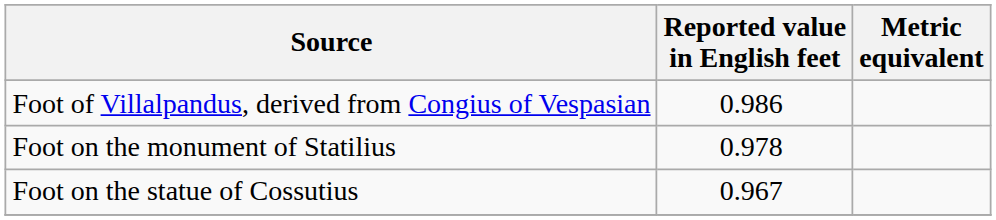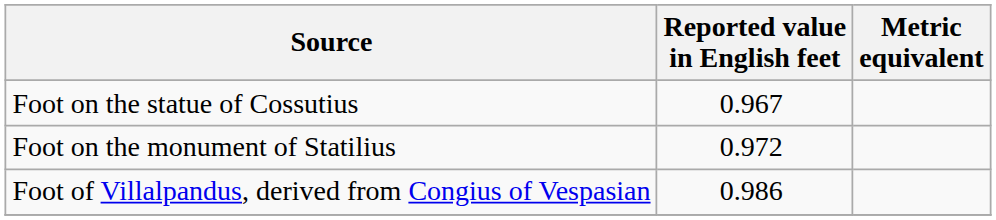rows swapped: (185, 191) <-> (331, 102)
(755, 147) 0.978 -> (755, 147) 0.972
